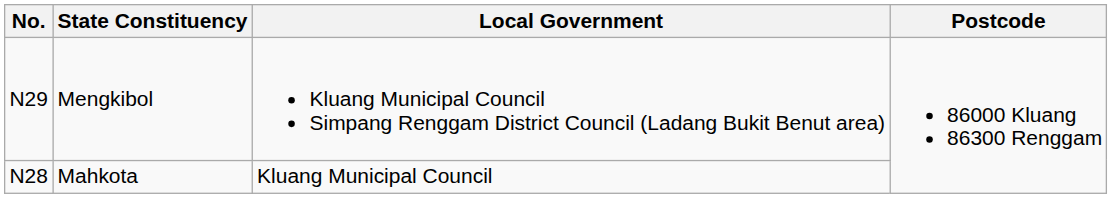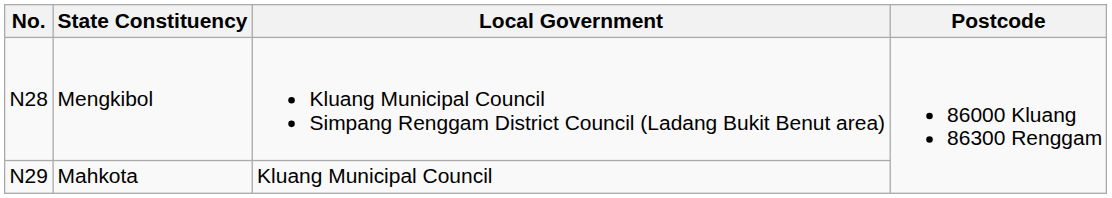(29, 98) N29 -> (29, 98) N28
(29, 176) N28 -> (29, 176) N29
